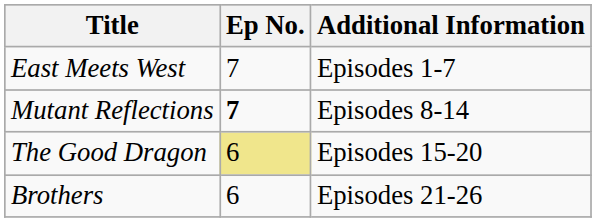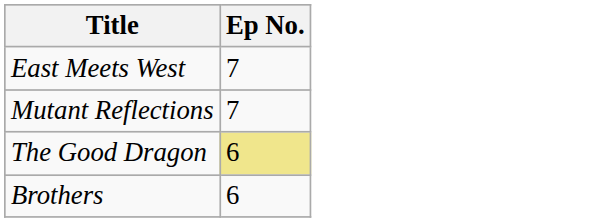- column: (451, 25)
(233, 110) bold -> (233, 110) normal
